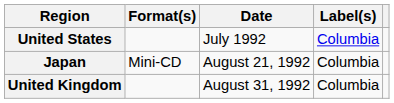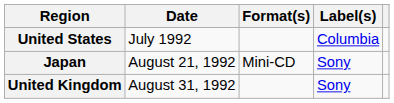columns swapped: (257, 16) <-> (162, 16)
(348, 62) Columbia -> (334, 62) Sony
(348, 86) Columbia -> (334, 86) Sony
